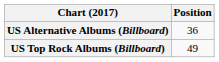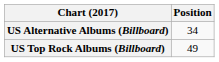(193, 30) 36 -> (193, 30) 34
